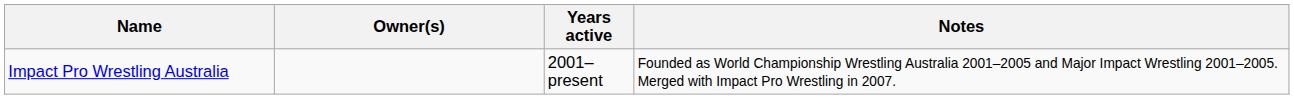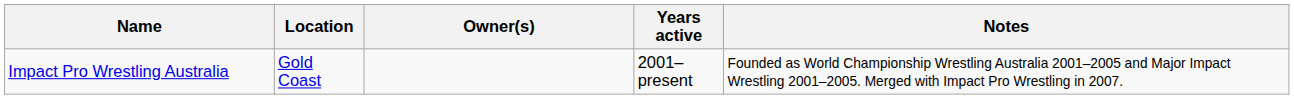+ column: (319, 26)
